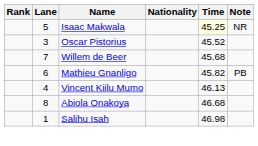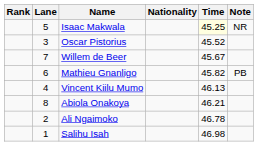(213, 57) 45.68 -> (213, 57) 45.67
(213, 103) 46.68 -> (213, 103) 46.21
+ row: (90, 118)
